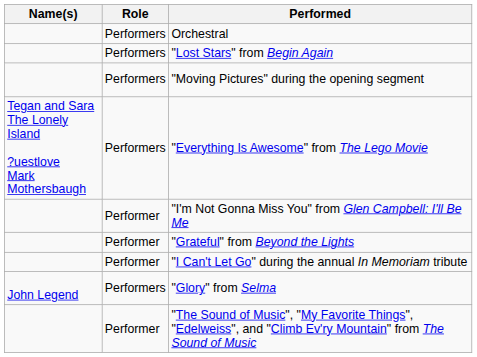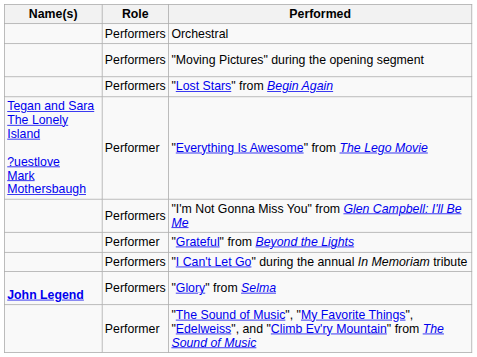rows swapped: (298, 79) <-> (252, 53)
(135, 147) Performers -> (132, 147) Performer
(132, 215) Performer -> (135, 215) Performers
(132, 261) Performer -> (135, 261) Performers
(43, 295) normal -> (46, 295) bold
